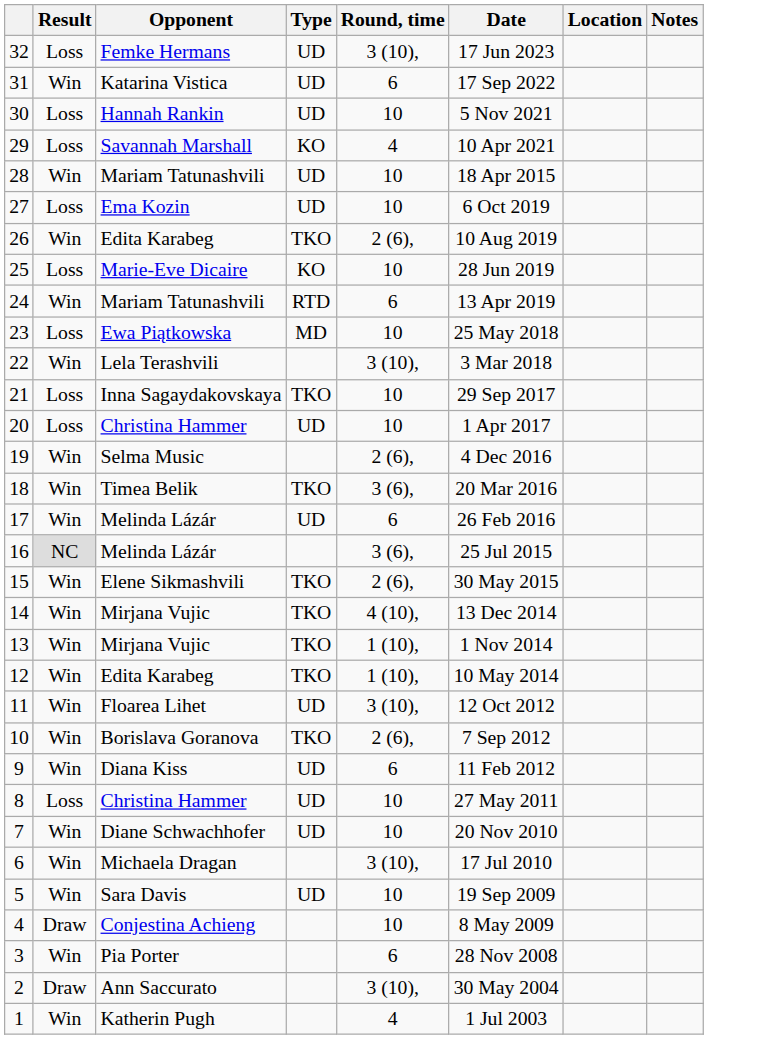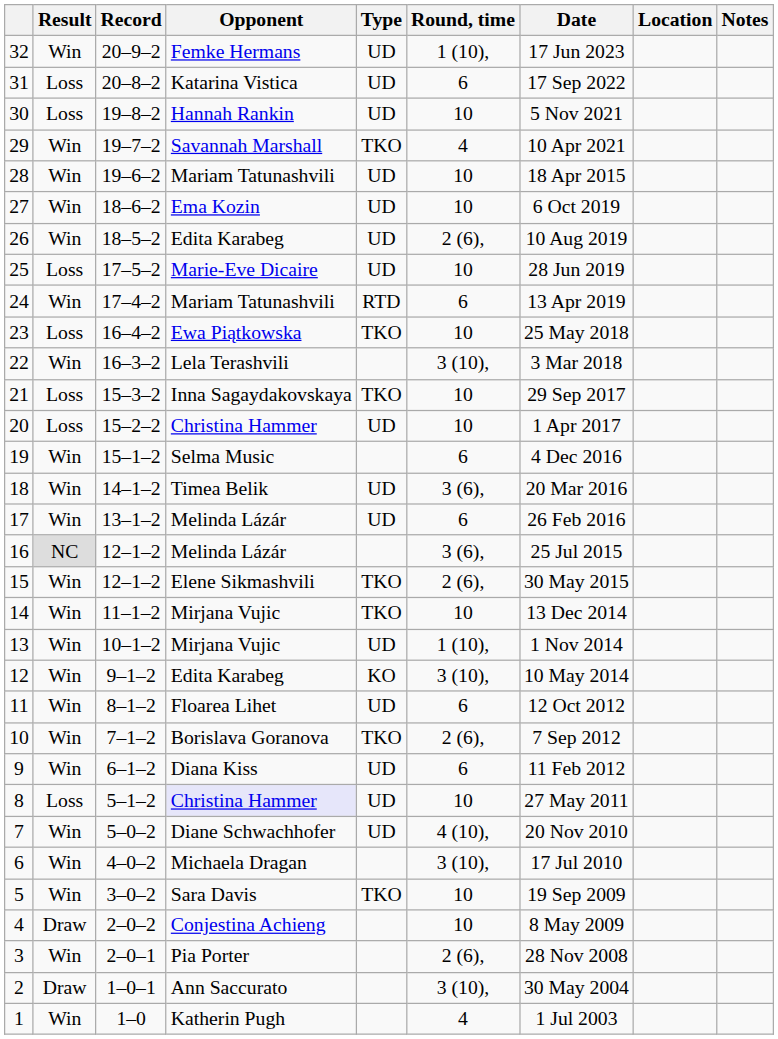+ column: (131, 20)
(65, 51) Loss -> (65, 51) Win
(393, 51) 3 (10), -> (463, 51) 1 (10),
(65, 82) Win -> (65, 82) Loss
(65, 144) Loss -> (65, 144) Win
(311, 144) KO -> (381, 144) TKO
(65, 207) Loss -> (65, 207) Win
(311, 238) TKO -> (381, 238) UD
(311, 269) KO -> (381, 269) UD
(311, 332) MD -> (381, 332) TKO
(393, 457) 2 (6), -> (463, 457) 6
(311, 488) TKO -> (381, 488) UD
(393, 613) 4 (10), -> (463, 613) 10
(311, 644) TKO -> (381, 644) UD
(311, 675) TKO -> (381, 675) KO
(393, 675) 1 (10), -> (463, 675) 3 (10),
(393, 706) 3 (10), -> (463, 706) 6
(174, 800) no background -> (244, 800) lavender background
(393, 831) 10 -> (463, 831) 4 (10),
(311, 894) UD -> (381, 894) TKO
(393, 956) 6 -> (463, 956) 2 (6),
